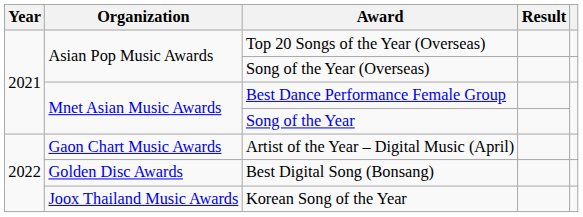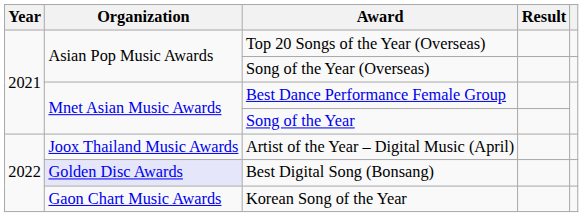(135, 146) Gaon Chart Music Awards -> (143, 146) Joox Thailand Music Awards
(116, 172) no background -> (116, 172) lavender background
(143, 198) Joox Thailand Music Awards -> (135, 198) Gaon Chart Music Awards
